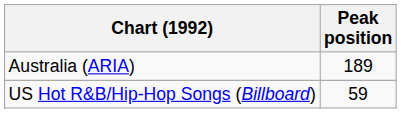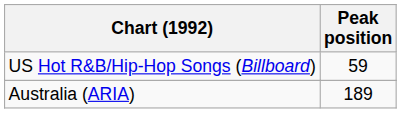rows swapped: (72, 66) <-> (162, 94)
